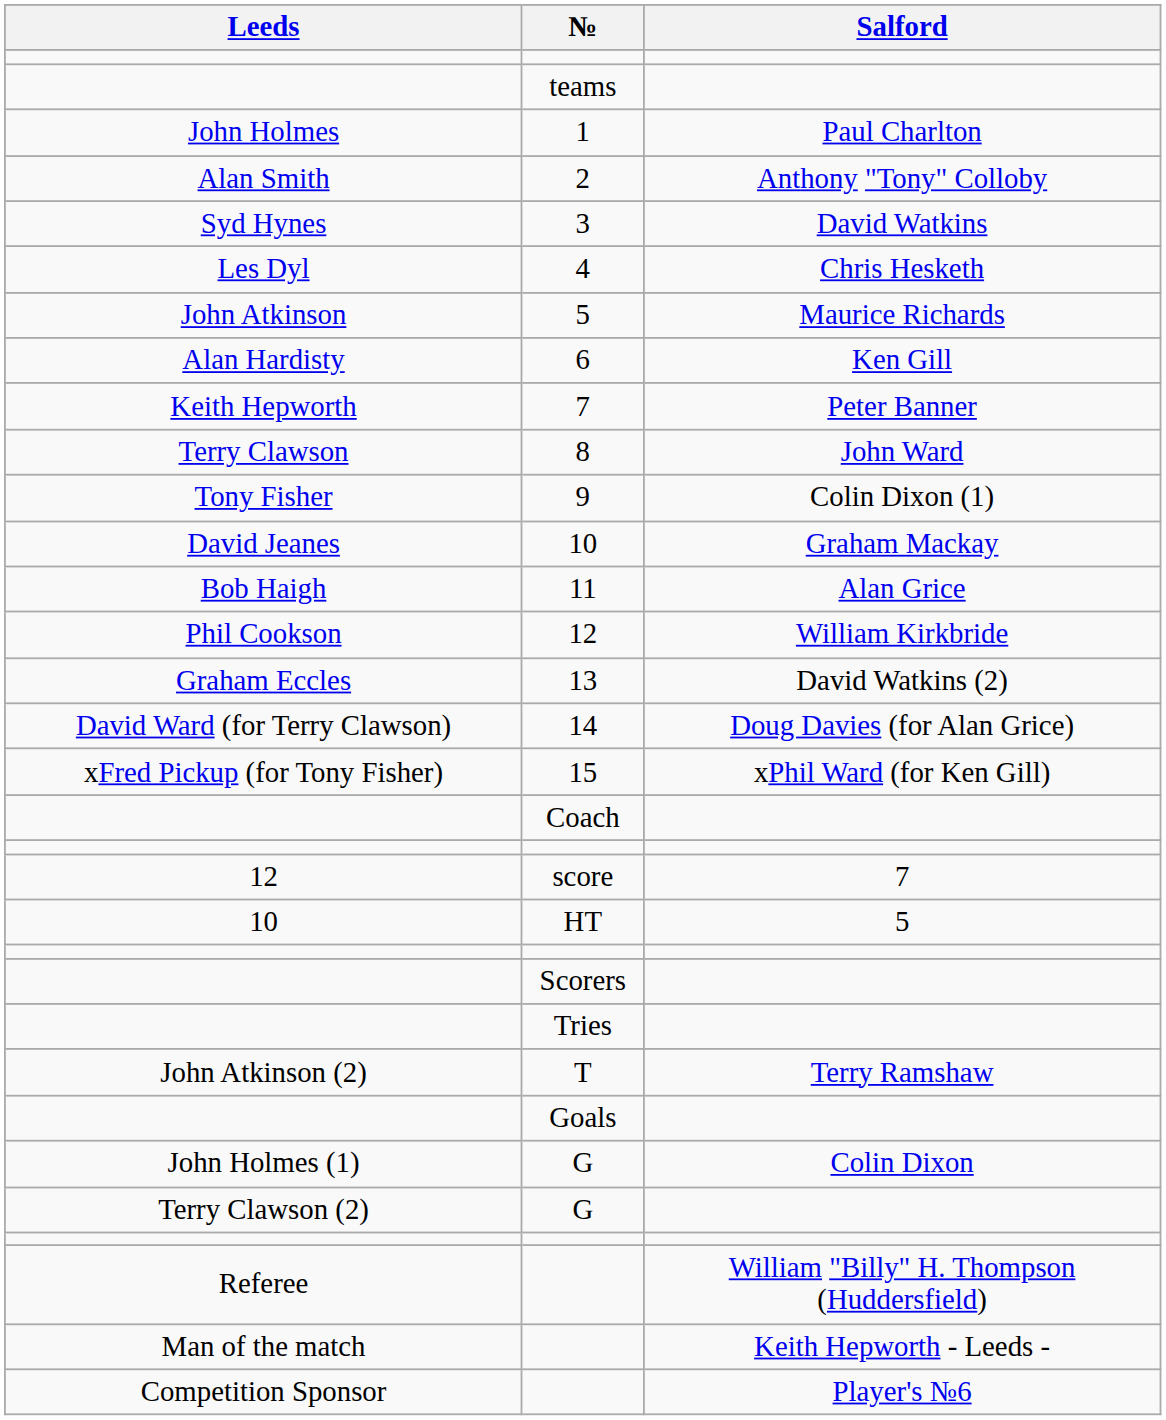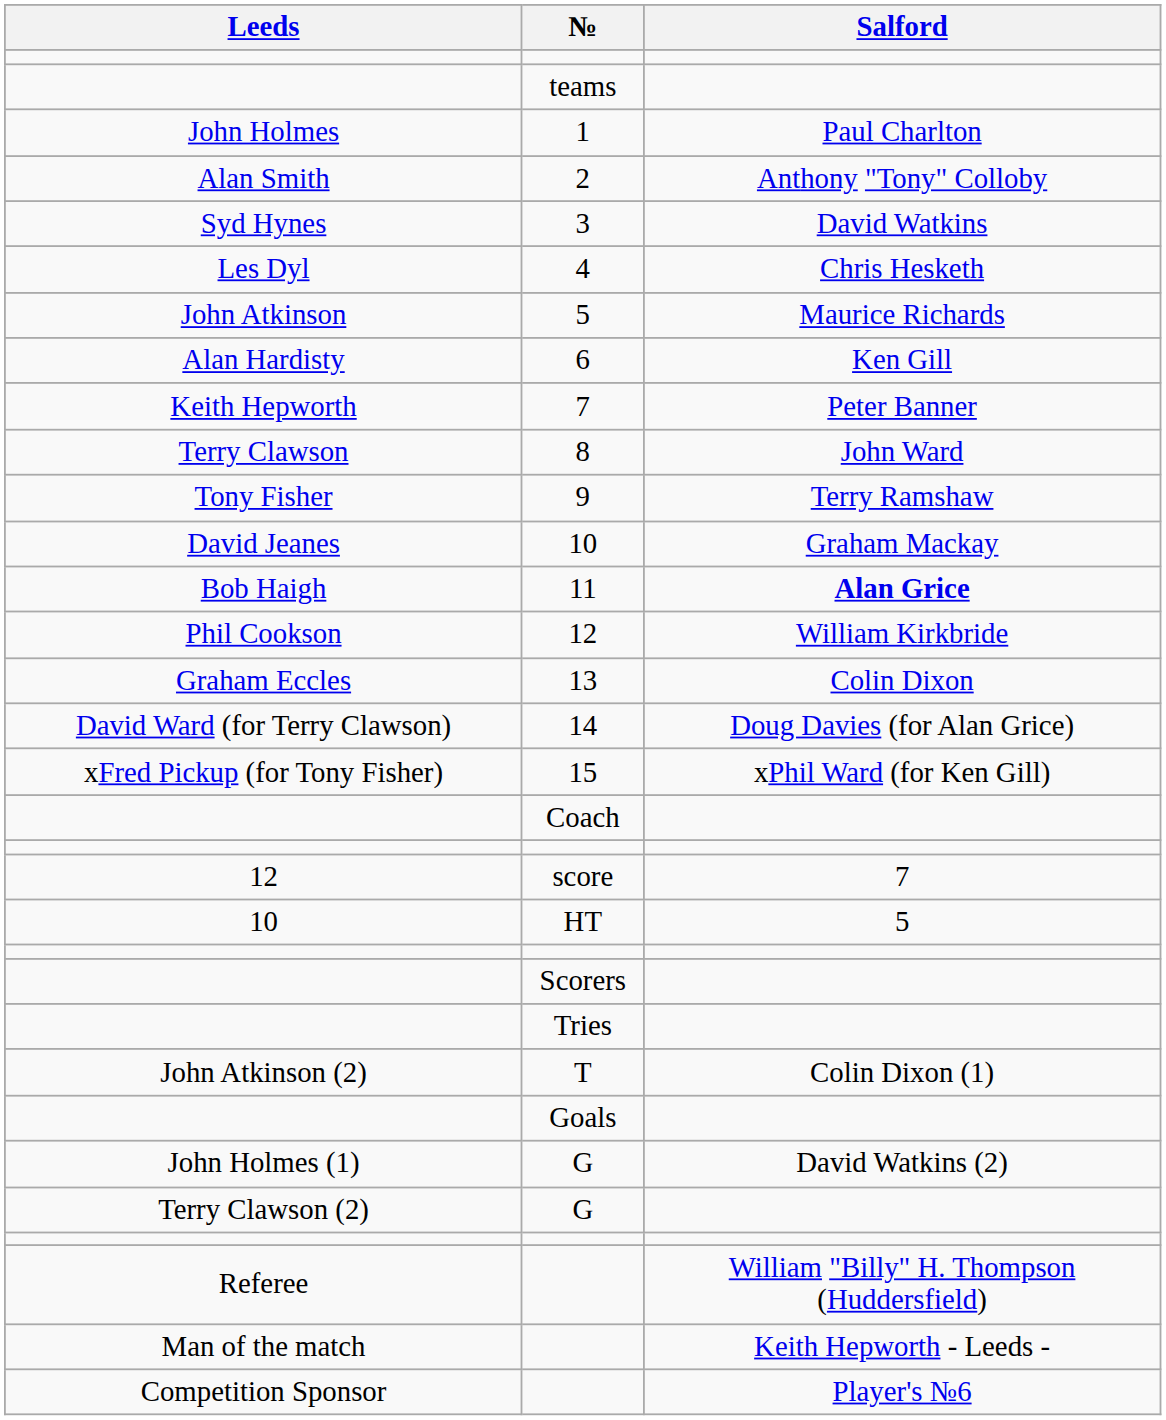(902, 497) Colin Dixon (1) -> (902, 497) Terry Ramshaw
(902, 588) normal -> (902, 588) bold
(902, 680) David Watkins (2) -> (902, 680) Colin Dixon
(902, 1072) Terry Ramshaw -> (902, 1072) Colin Dixon (1)
(902, 1163) Colin Dixon -> (902, 1163) David Watkins (2)
